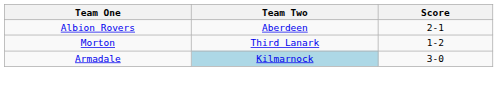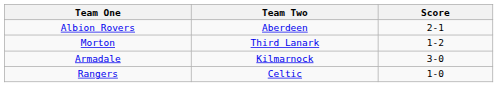(285, 58) lightblue background -> (285, 58) no background
+ row: (98, 74)
